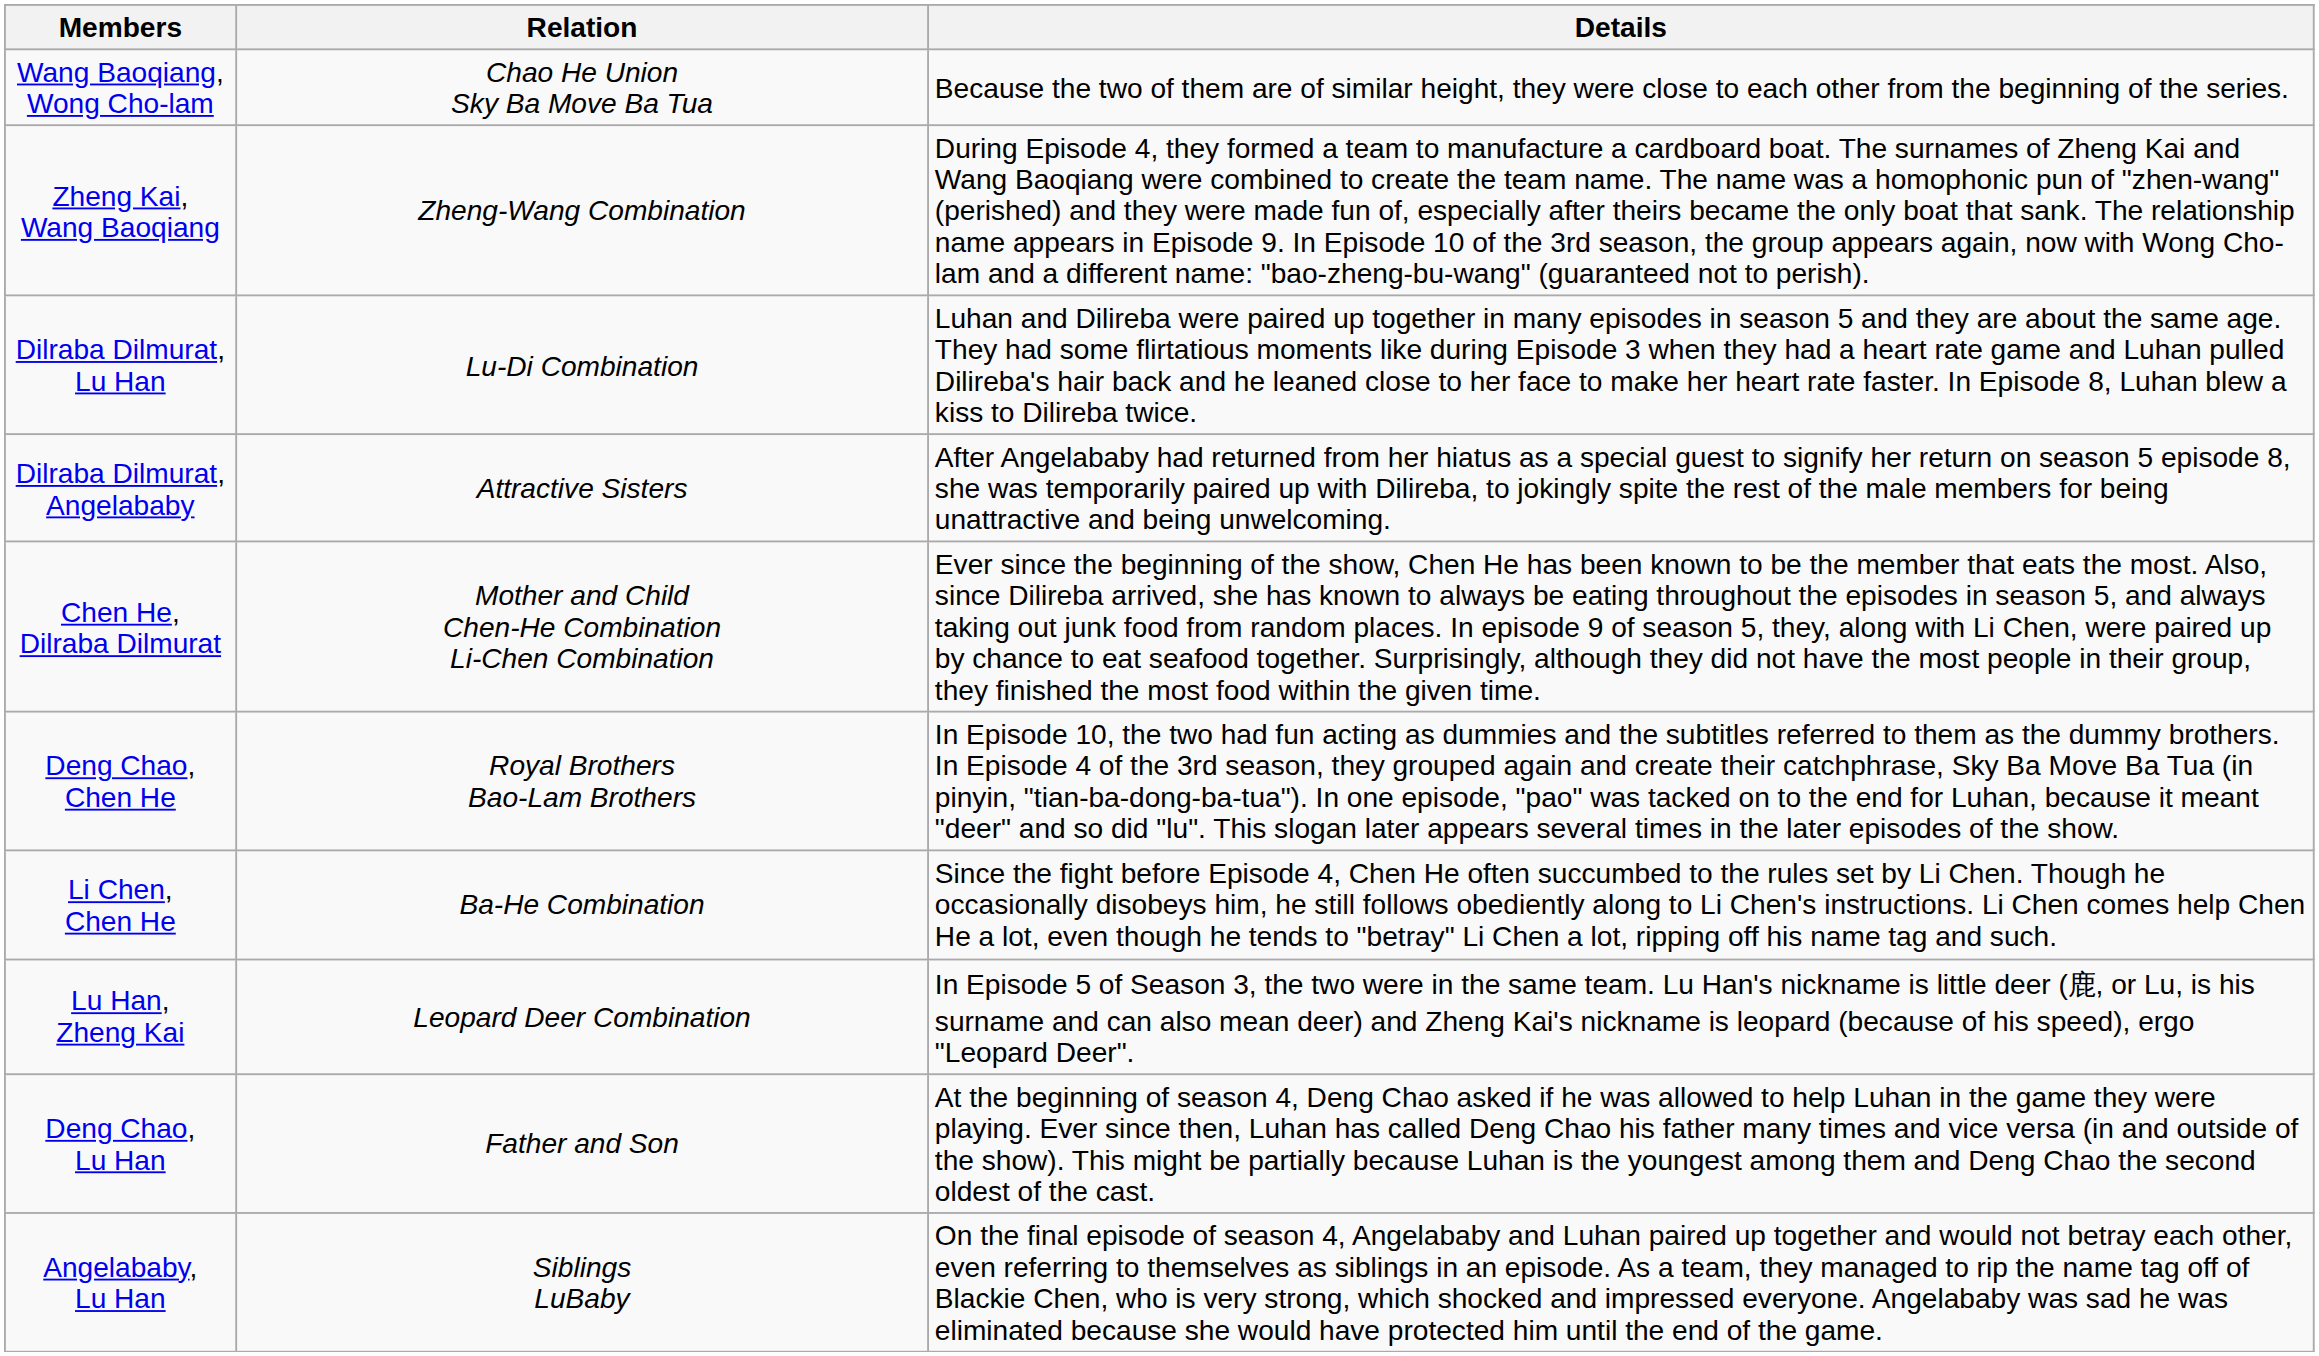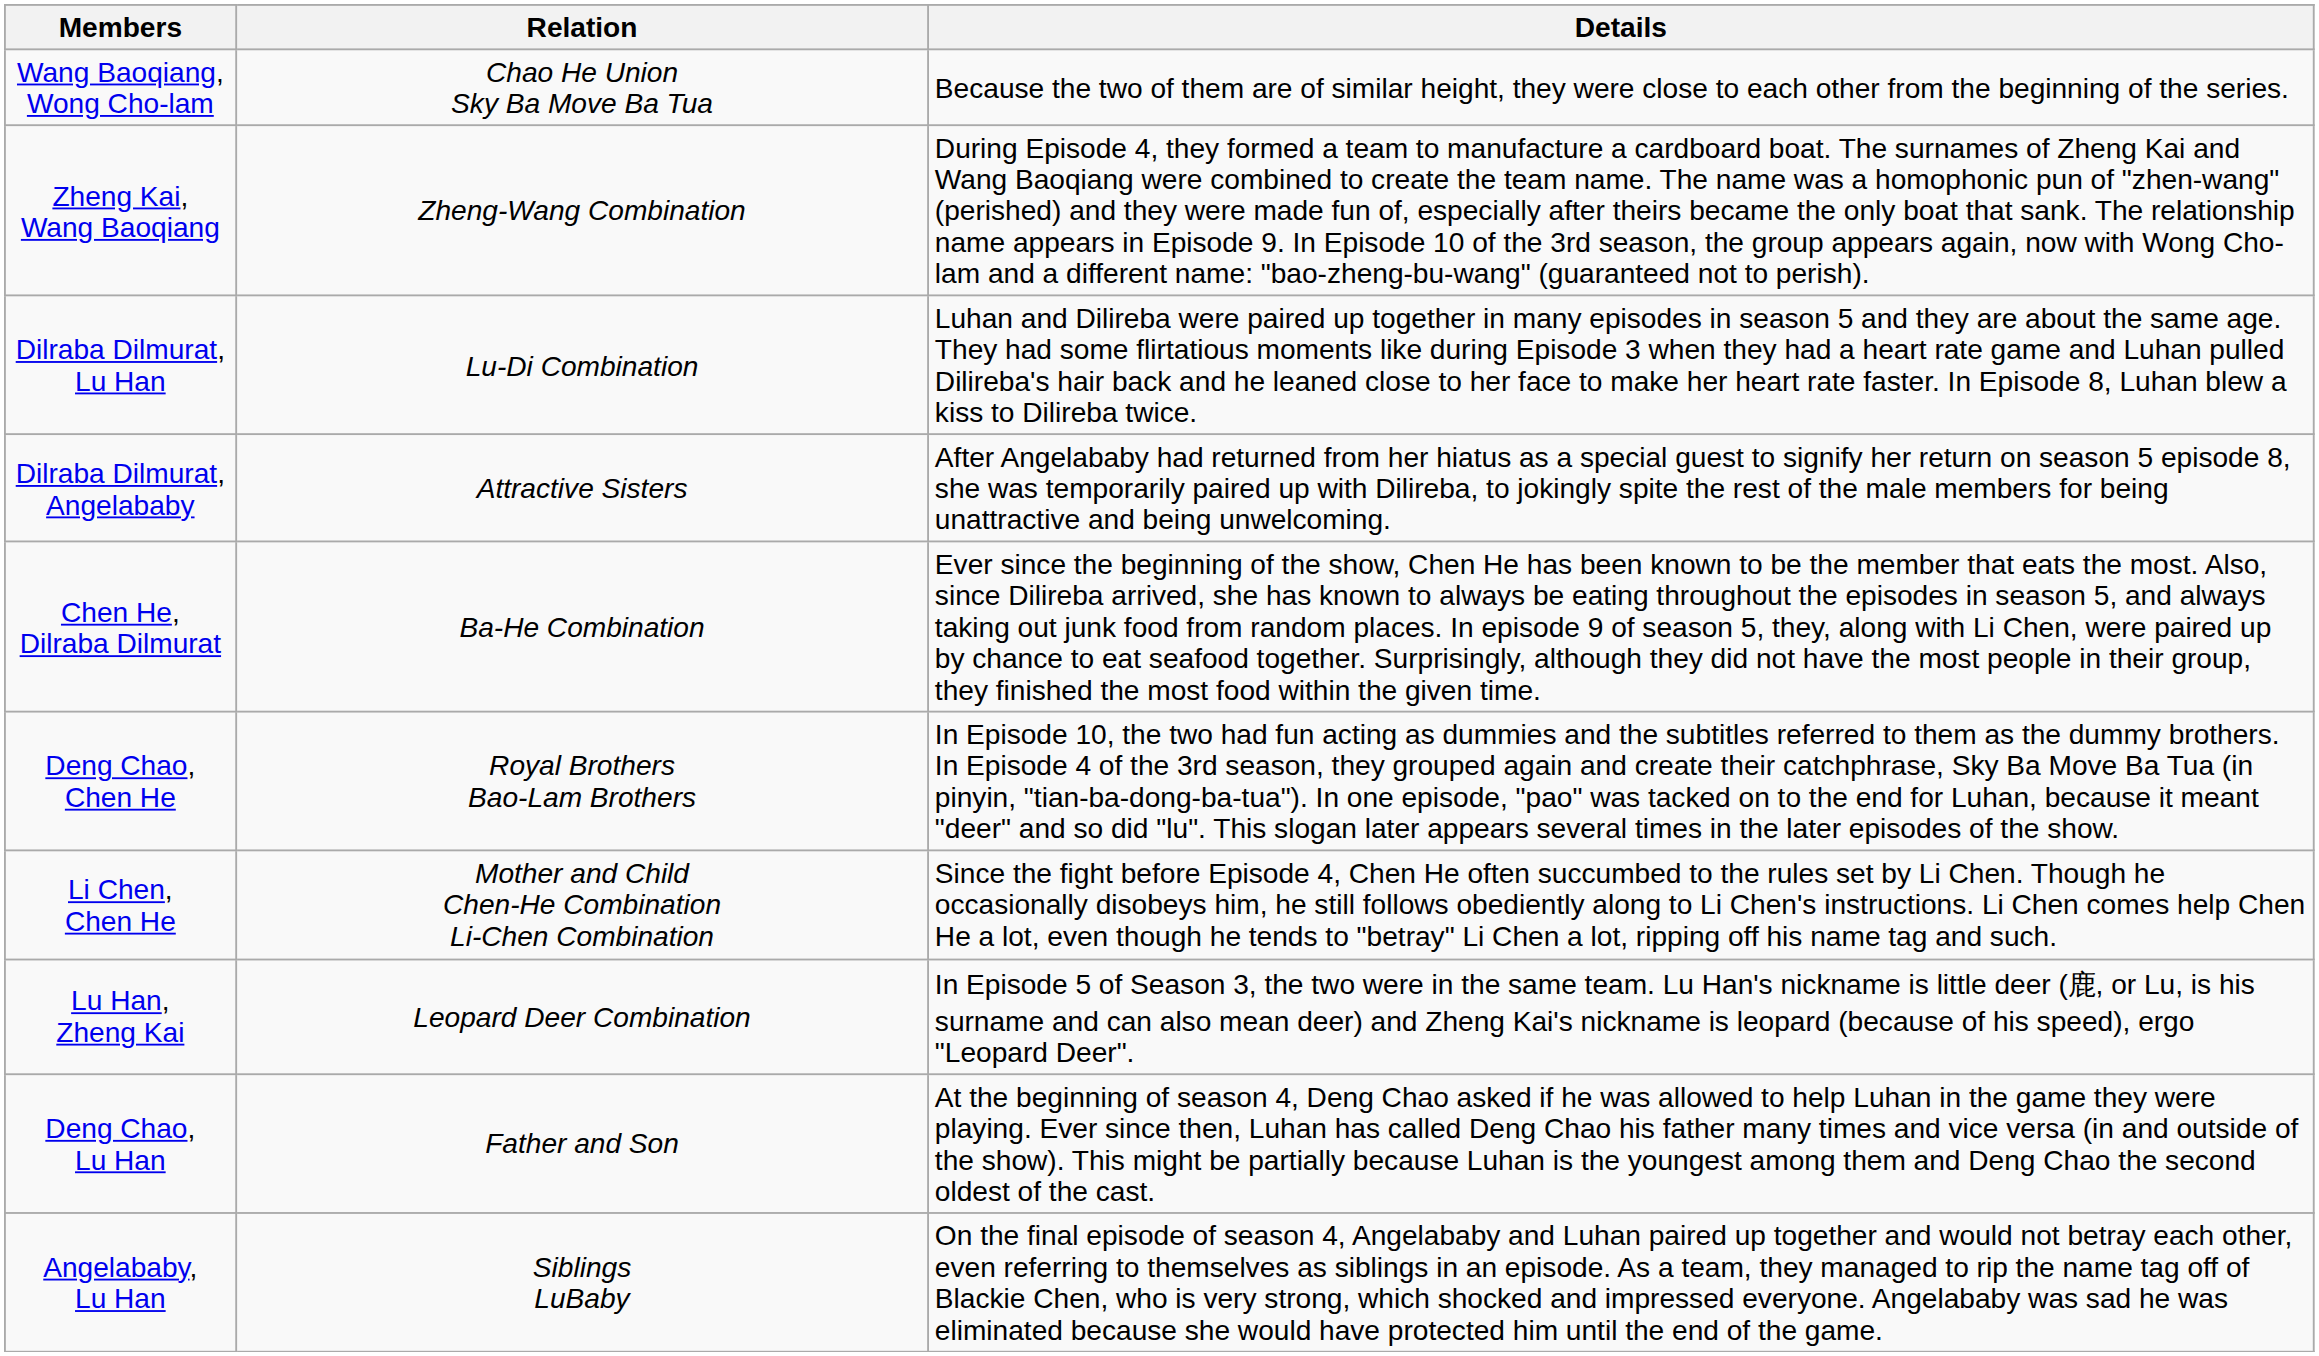(582, 627) Mother and Child Chen-He Combination Li-Chen Combination -> (582, 627) Ba-He Combination
(582, 905) Ba-He Combination -> (582, 905) Mother and Child Chen-He Combination Li-Chen Combination
